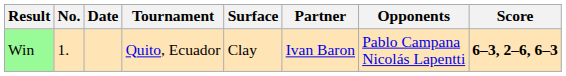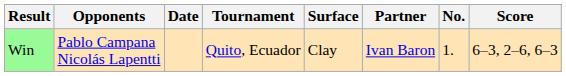columns swapped: (69, 16) <-> (414, 16)
(515, 50) bold -> (515, 50) normal
